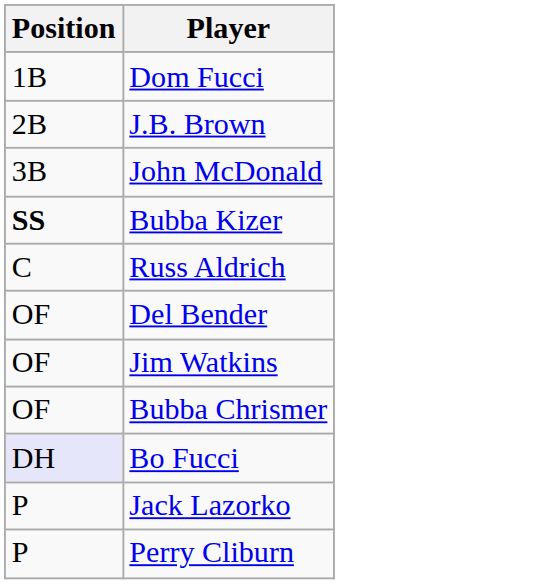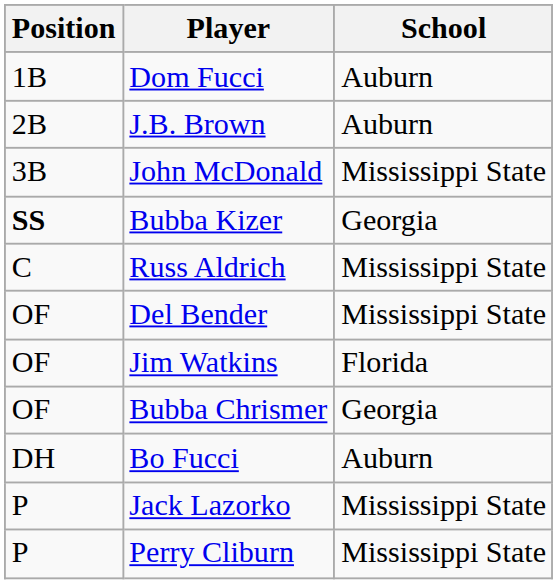+ column: (444, 28)
(34, 457) lavender background -> (34, 457) no background
